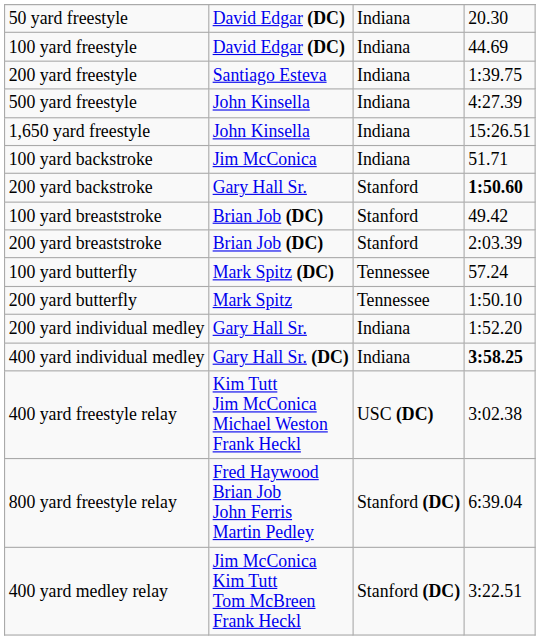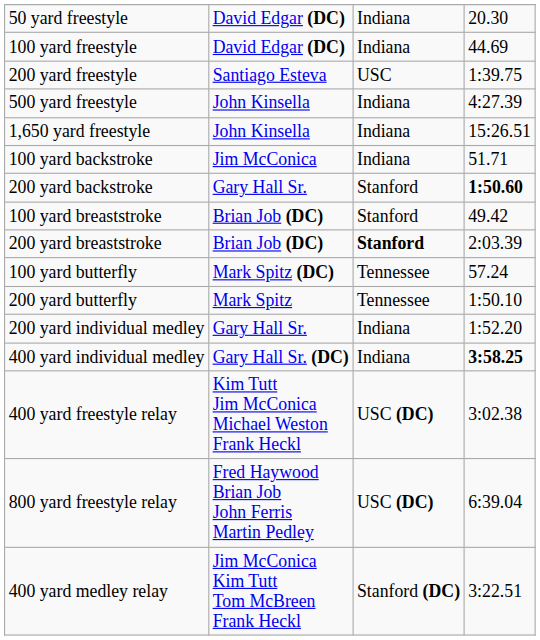(384, 74) Indiana -> (374, 74) USC
(388, 243) normal -> (391, 243) bold
(409, 502) Stanford (DC) -> (395, 502) USC (DC)
